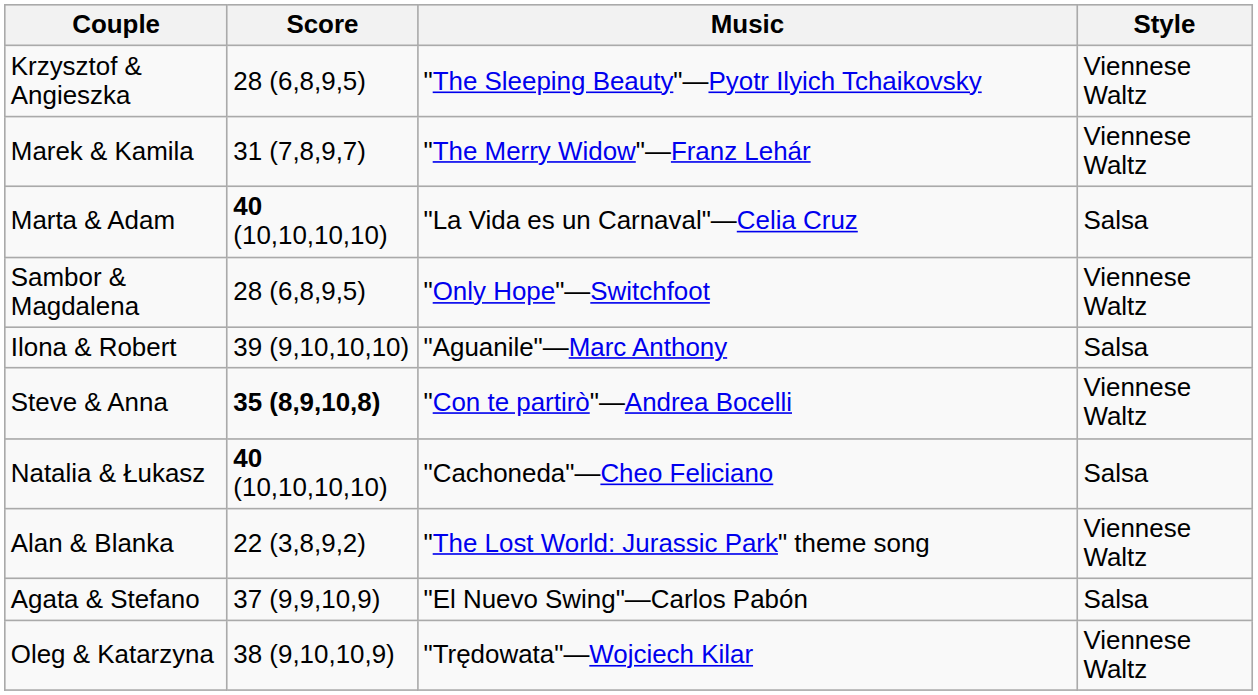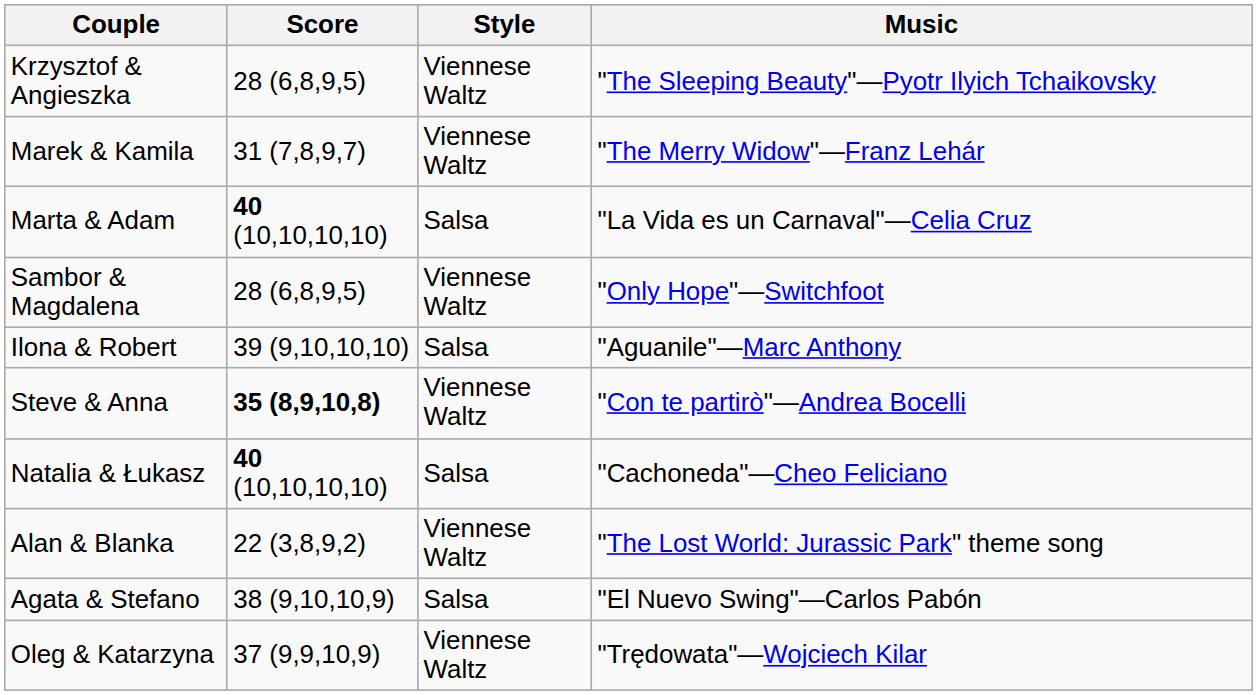columns swapped: (1164, 25) <-> (747, 25)
(307, 599) 37 (9,9,10,9) -> (314, 599) 38 (9,10,10,9)
(314, 654) 38 (9,10,10,9) -> (307, 654) 37 (9,9,10,9)
